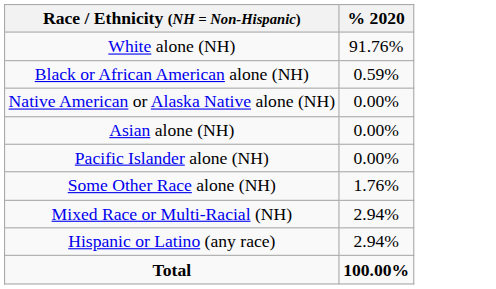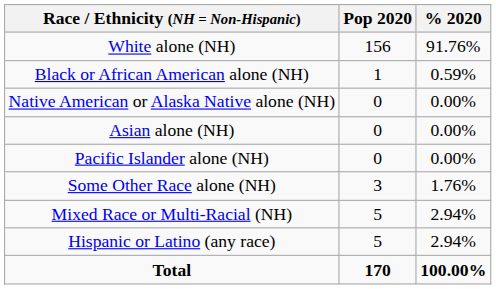+ column: (378, 18)
